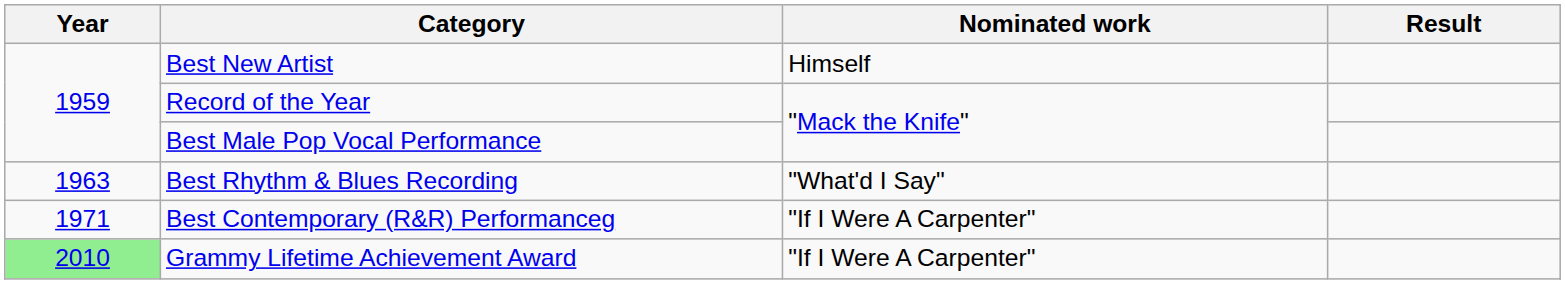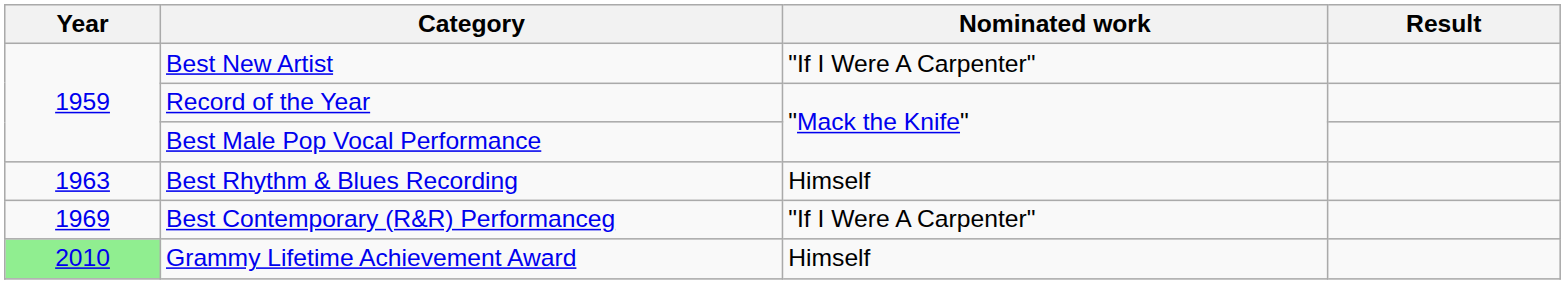(829, 63) Himself -> (912, 63) "If I Were A Carpenter"
(866, 180) "What'd I Say" -> (829, 180) Himself
(83, 219) 1971 -> (83, 219) 1969
(912, 258) "If I Were A Carpenter" -> (829, 258) Himself
